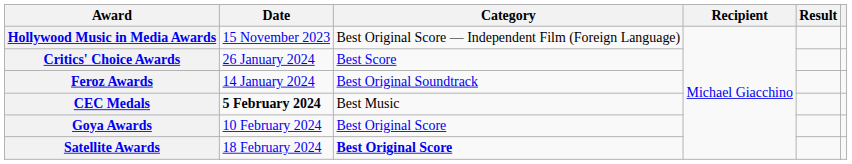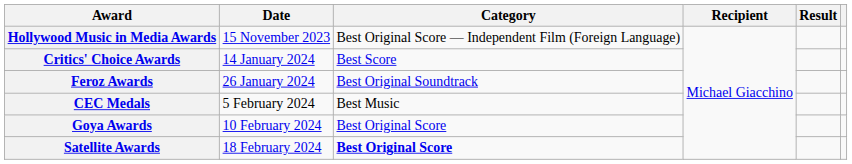(269, 59) 26 January 2024 -> (269, 59) 14 January 2024
(269, 81) 14 January 2024 -> (269, 81) 26 January 2024
(272, 103) bold -> (269, 103) normal
